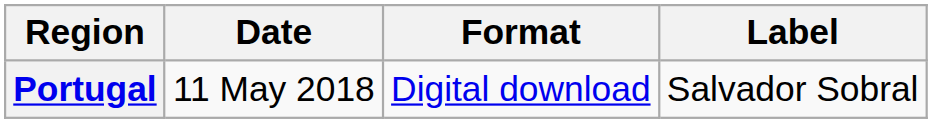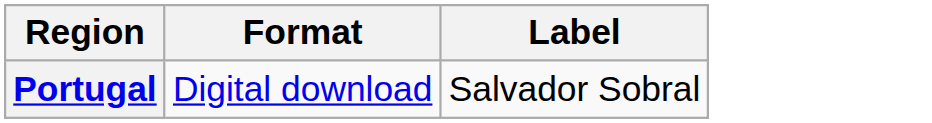- column: (274, 32)
